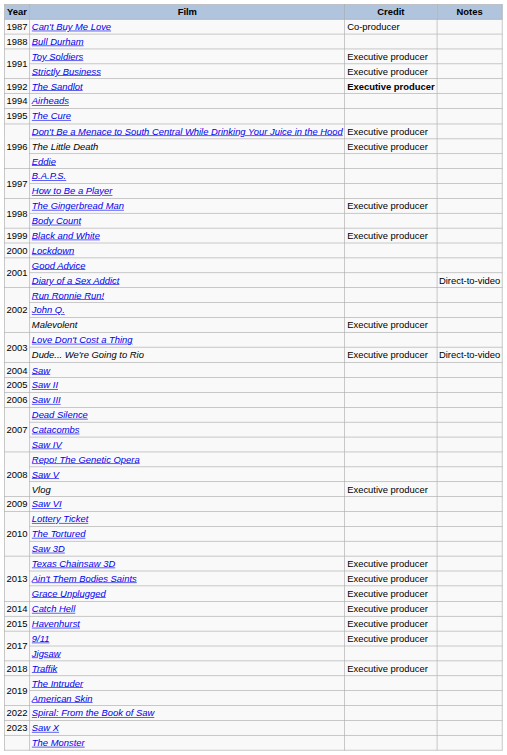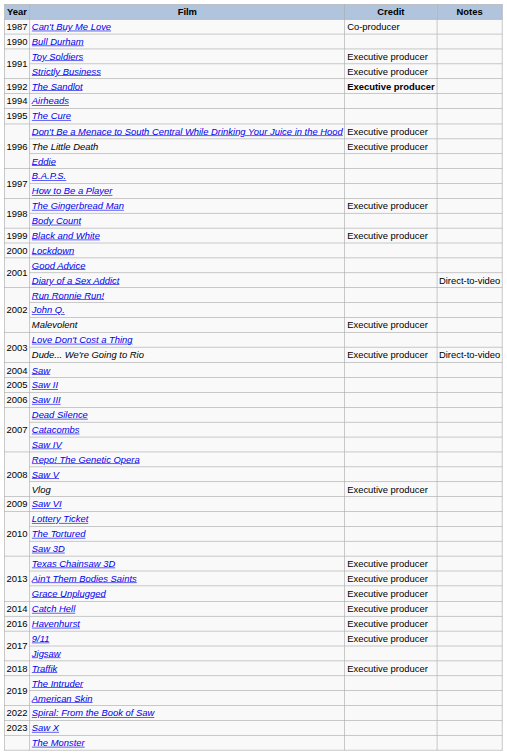(17, 42) 1988 -> (17, 42) 1990
(17, 624) 2015 -> (17, 624) 2016
